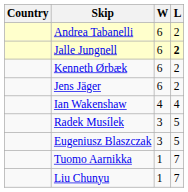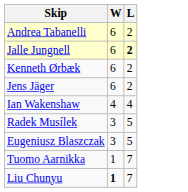- column: (28, 13)
(160, 178) normal -> (113, 178) bold
